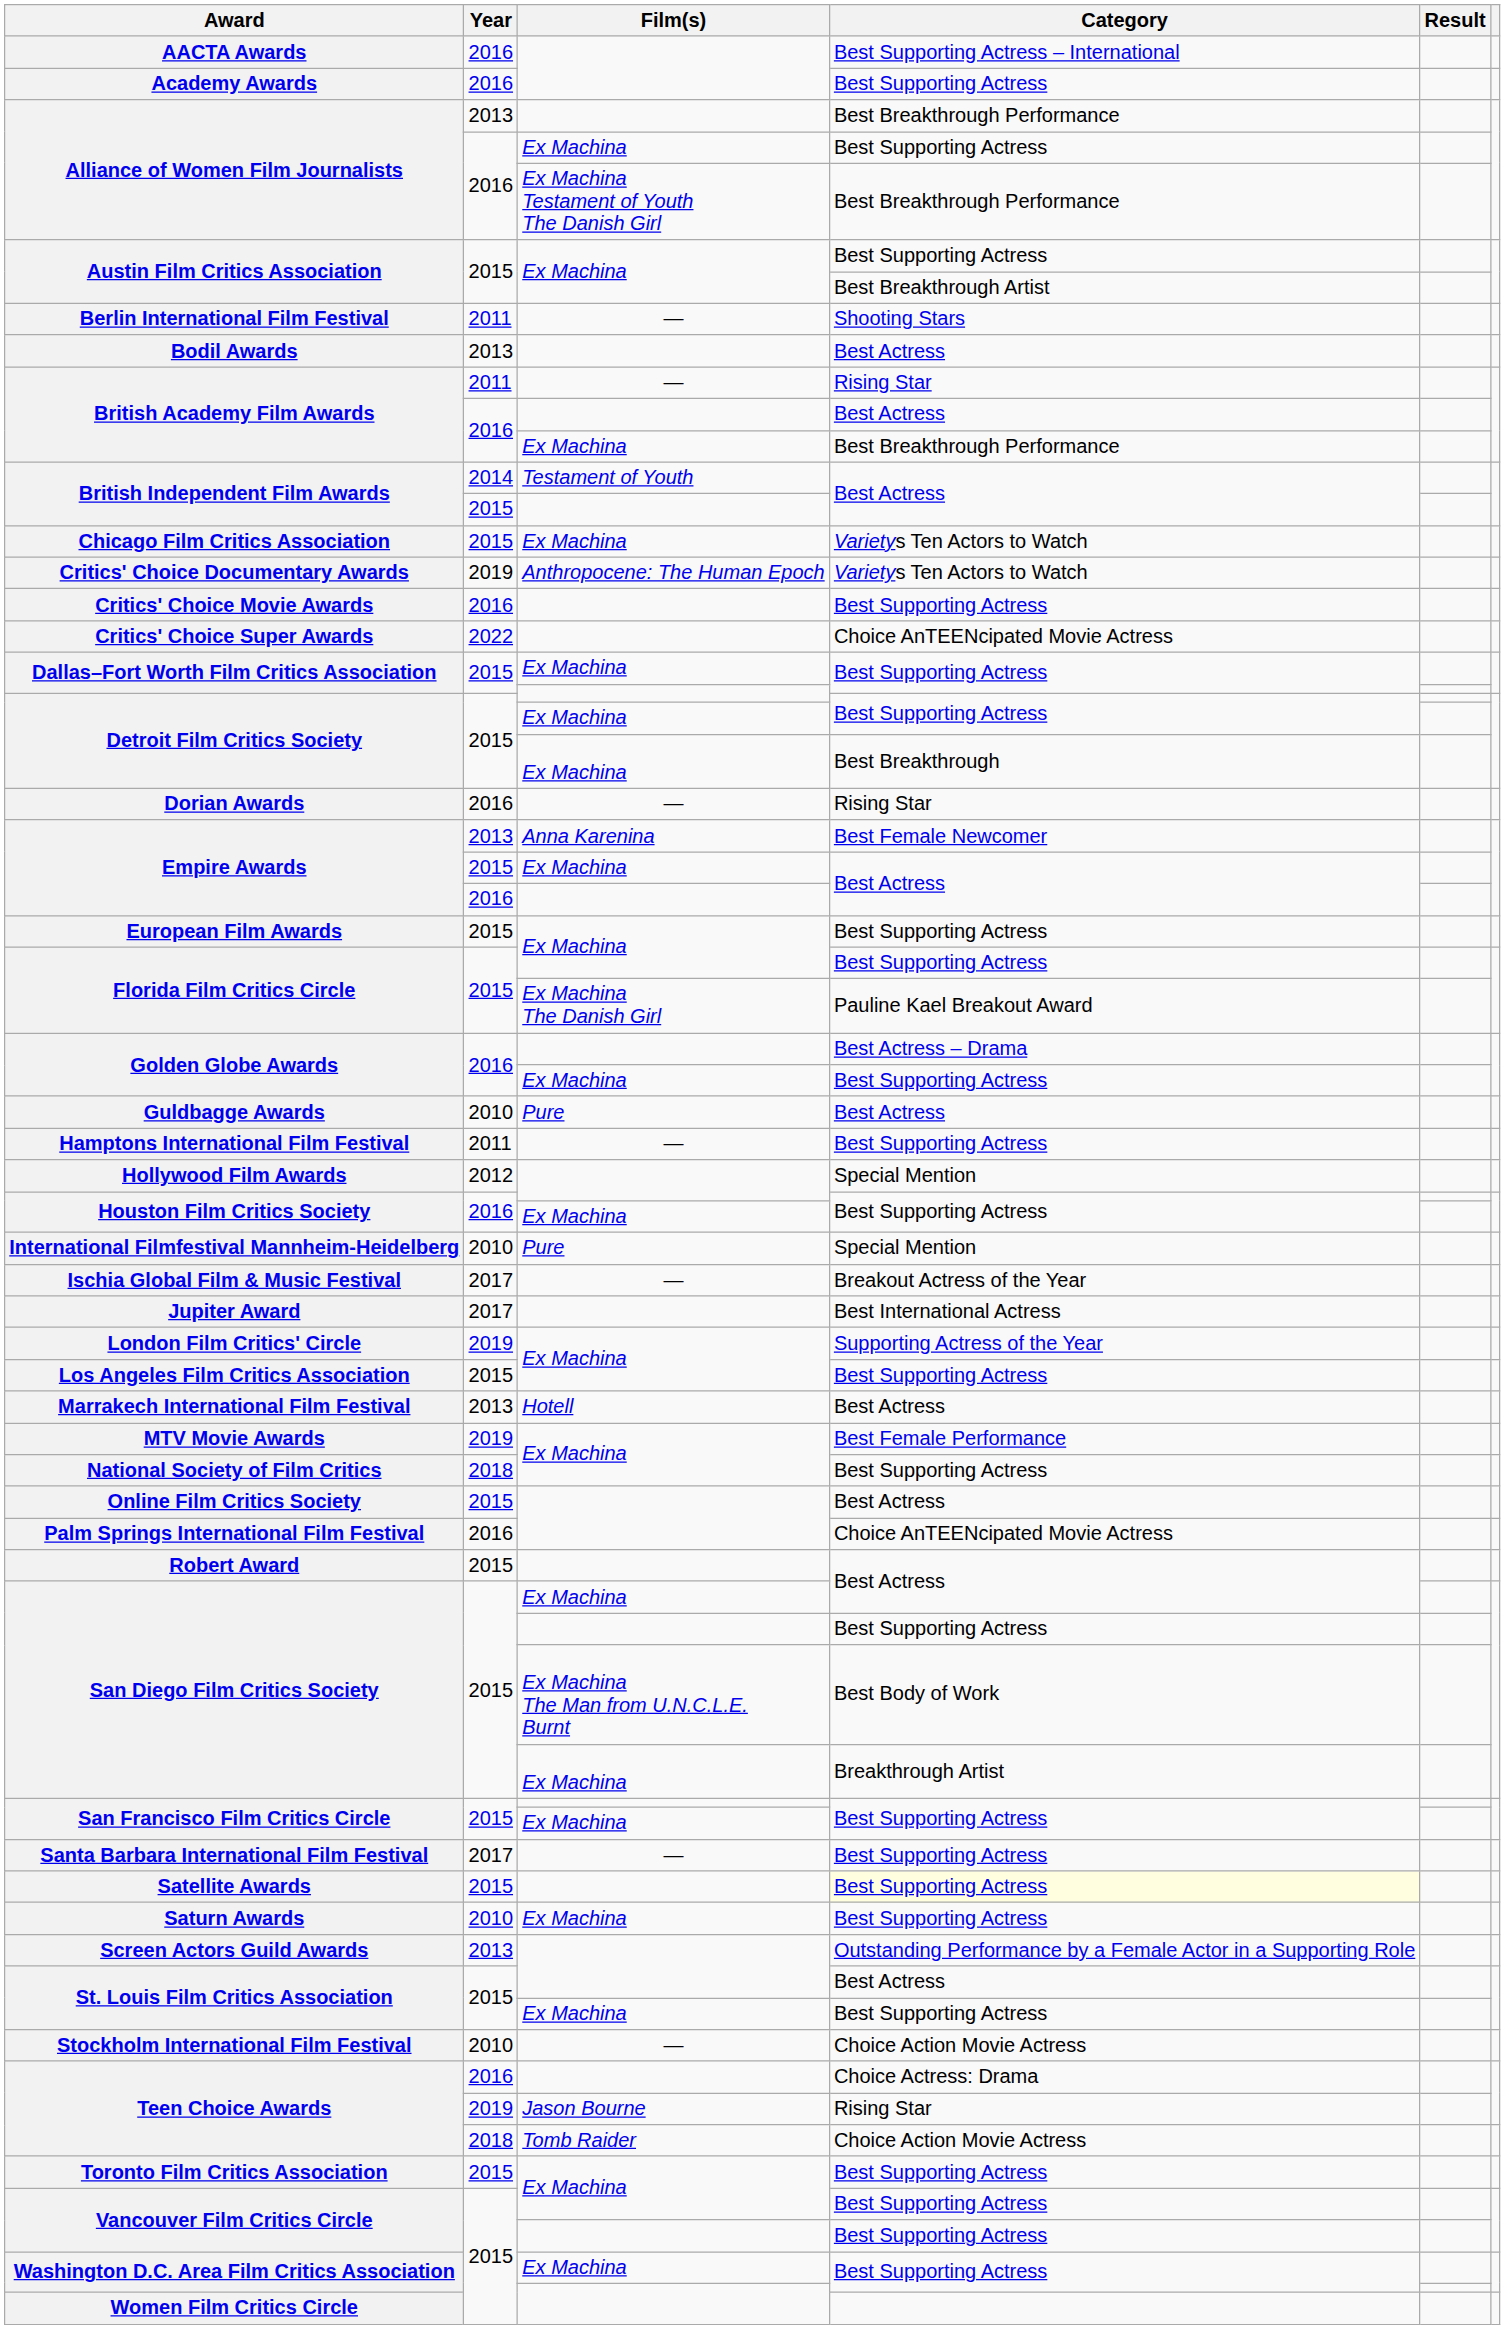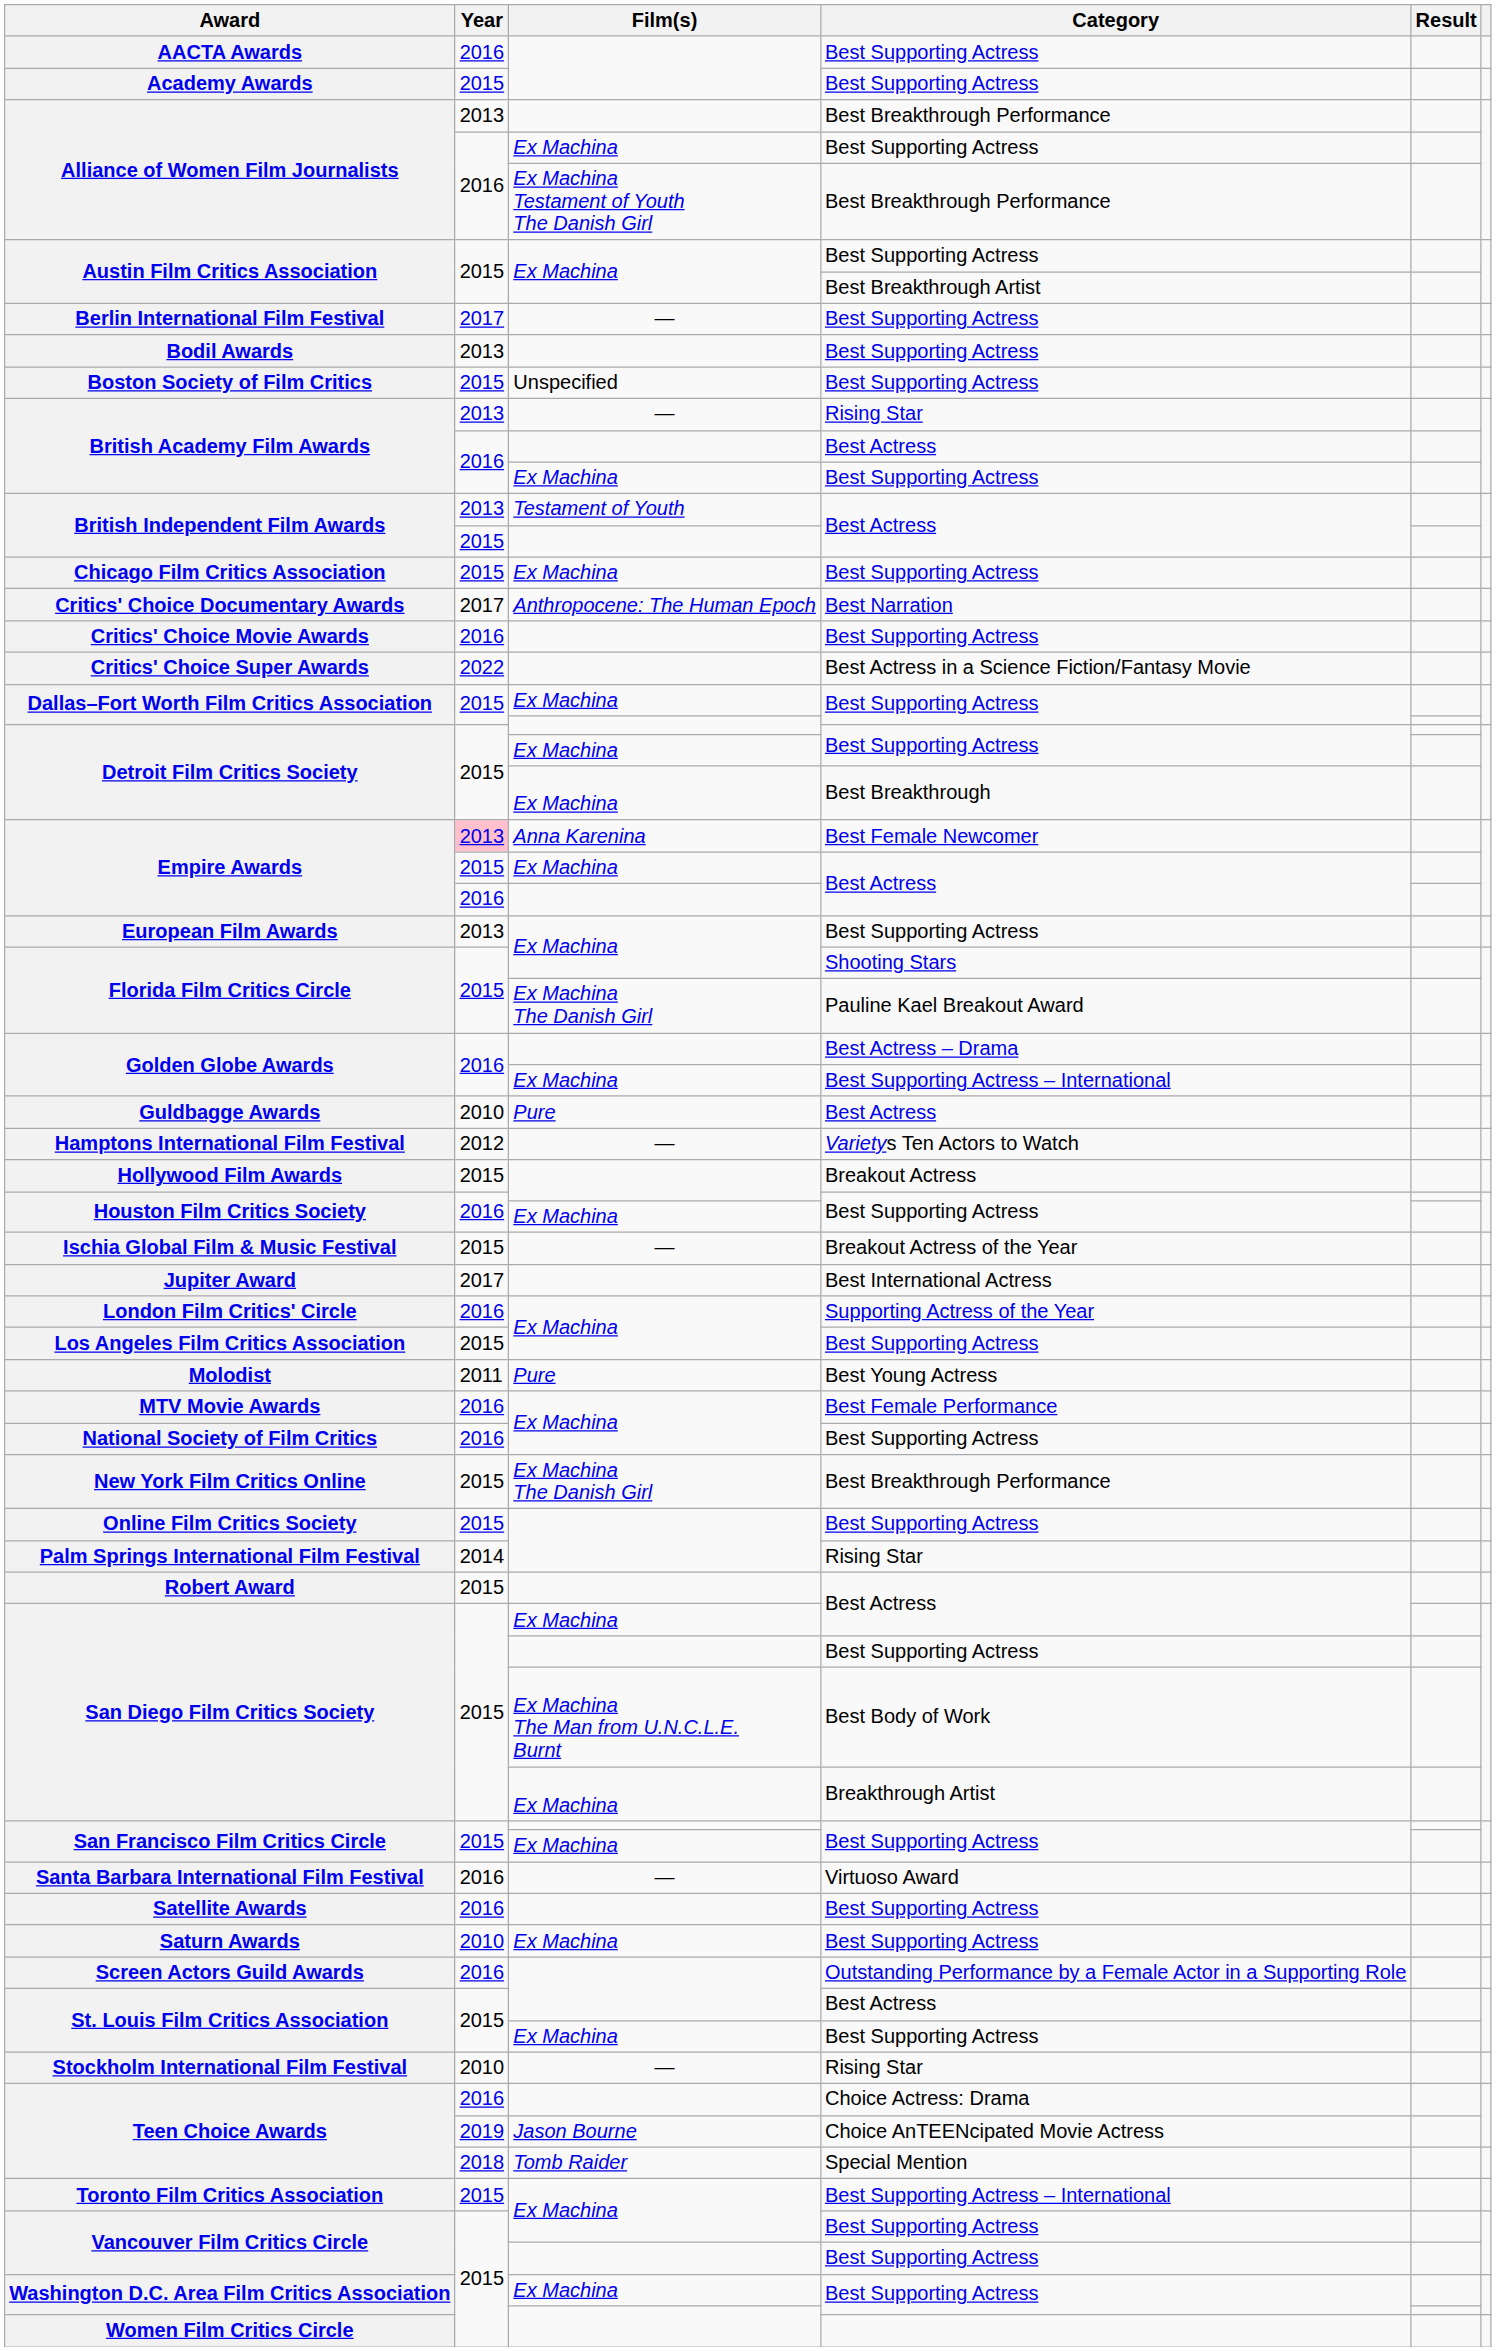(1007, 52) Best Supporting Actress – International -> (932, 52) Best Supporting Actress
(491, 83) 2016 -> (482, 83) 2015
(490, 319) 2011 -> (482, 319) 2017
(899, 319) Shooting Stars -> (932, 319) Best Supporting Actress
(889, 350) Best Actress -> (932, 350) Best Supporting Actress
+ row: (230, 382)
(490, 382) 2011 -> (482, 414) 2013
(977, 445) Best Breakthrough Performance -> (932, 477) Best Supporting Actress
(491, 477) 2014 -> (482, 509) 2013
(961, 541) Varietys Ten Actors to Watch -> (932, 572) Best Supporting Actress
(491, 572) 2019 -> (482, 604) 2017
(961, 572) Varietys Ten Actors to Watch -> (889, 604) Best Narration
(1003, 636) Choice AnTEENcipated Movie Actress -> (1038, 668) Best Actress in a Science Fiction/Fantasy Movie
- row: (234, 804)
(491, 835) no background -> (482, 835) pink background
(491, 930) 2015 -> (482, 930) 2013
(941, 962) Best Supporting Actress -> (891, 962) Shooting Stars
(941, 1080) Best Supporting Actress -> (998, 1080) Best Supporting Actress – International
(490, 1143) 2011 -> (482, 1143) 2012
(941, 1143) Best Supporting Actress -> (952, 1143) Varietys Ten Actors to Watch
(491, 1175) 2012 -> (482, 1175) 2015
(905, 1175) Special Mention -> (901, 1175) Breakout Actress
- row: (234, 1248)
(491, 1279) 2017 -> (482, 1248) 2015
(491, 1343) 2019 -> (482, 1311) 2016
- row: (234, 1406)
+ row: (230, 1375)
(491, 1438) 2019 -> (482, 1406) 2016
(491, 1470) 2018 -> (482, 1438) 2016
+ row: (230, 1481)
(889, 1501) Best Actress -> (932, 1524) Best Supporting Actress
(491, 1533) 2016 -> (482, 1556) 2014
(1003, 1533) Choice AnTEENcipated Movie Actress -> (874, 1556) Rising Star
(491, 1854) 2017 -> (482, 1877) 2016
(941, 1854) Best Supporting Actress -> (892, 1877) Virtuoso Award
(491, 1886) 2015 -> (482, 1909) 2016
(941, 1886) lightyellow background -> (932, 1909) no background
(491, 1950) 2013 -> (482, 1972) 2016
(960, 2045) Choice Action Movie Actress -> (874, 2067) Rising Star
(883, 2108) Rising Star -> (994, 2131) Choice AnTEENcipated Movie Actress
(960, 2140) Choice Action Movie Actress -> (896, 2162) Special Mention
(941, 2172) Best Supporting Actress -> (998, 2194) Best Supporting Actress – International
